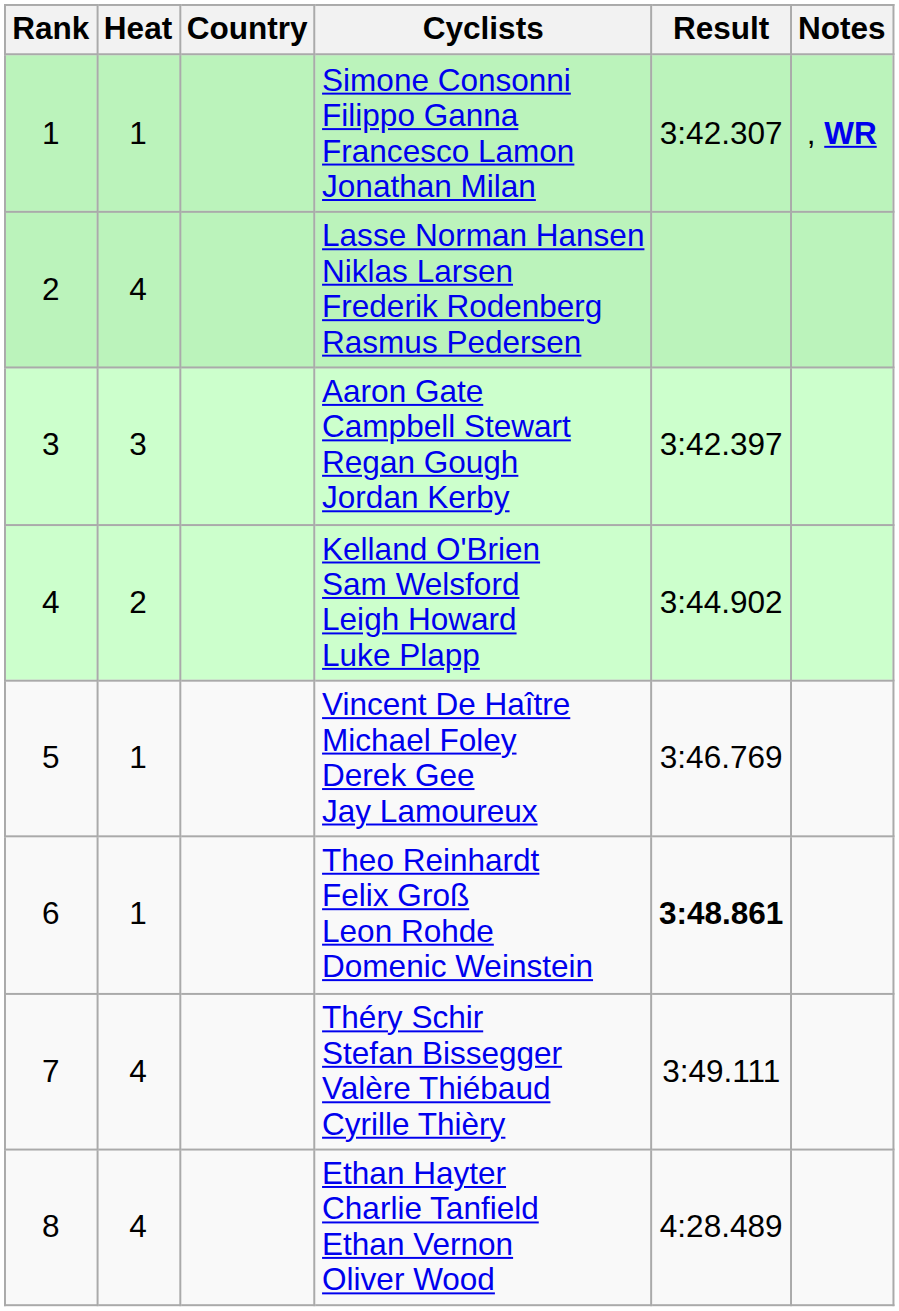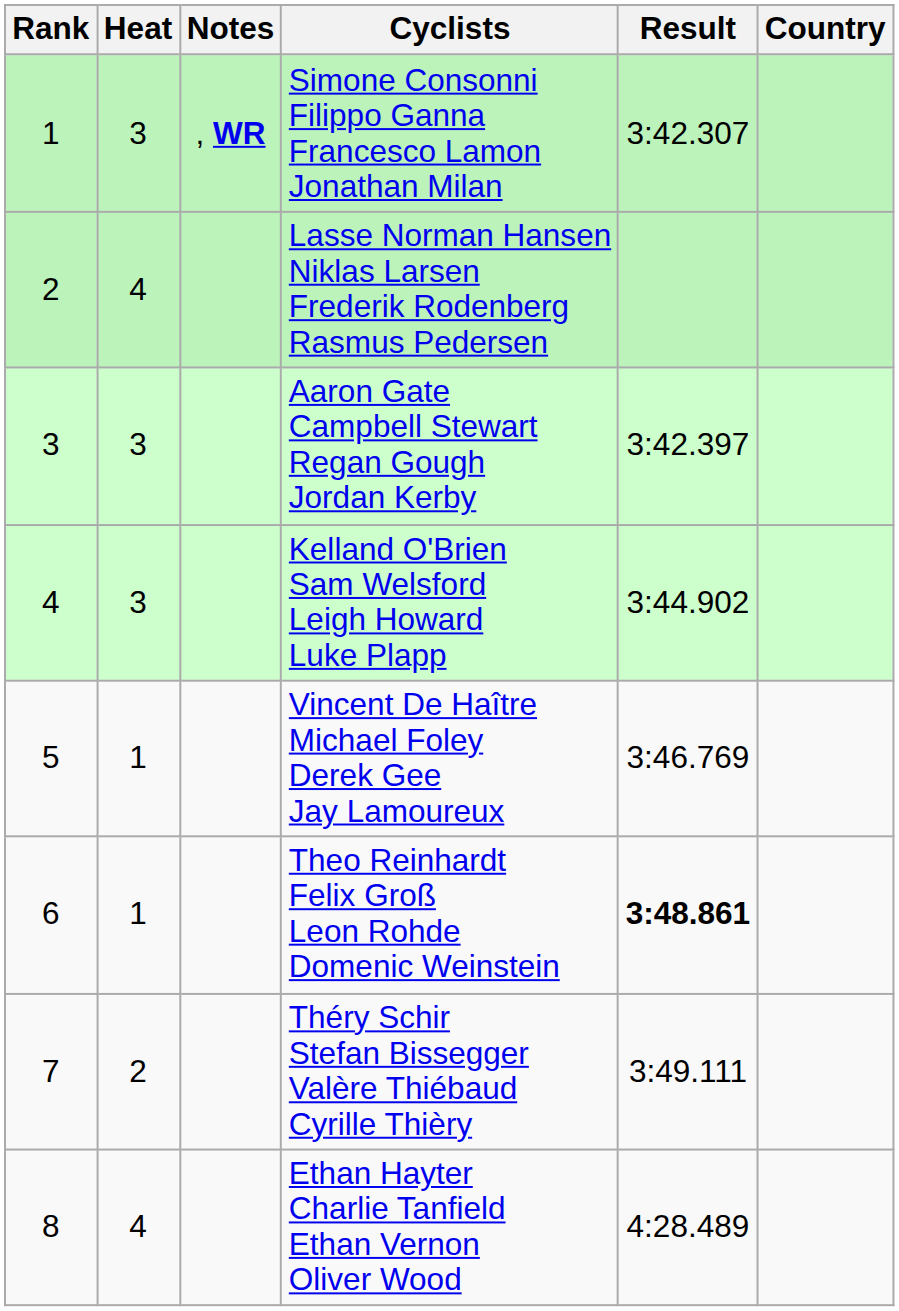columns swapped: (247, 29) <-> (842, 29)
(138, 132) 1 -> (138, 132) 3
(138, 601) 2 -> (138, 601) 3
(138, 1070) 4 -> (138, 1070) 2
